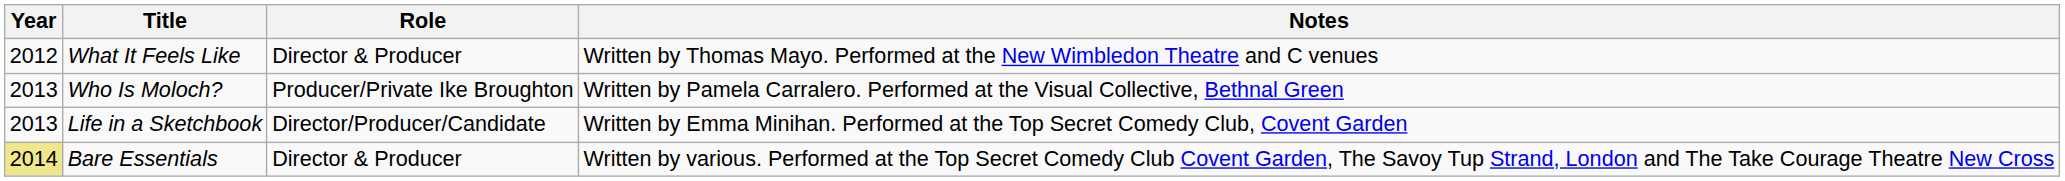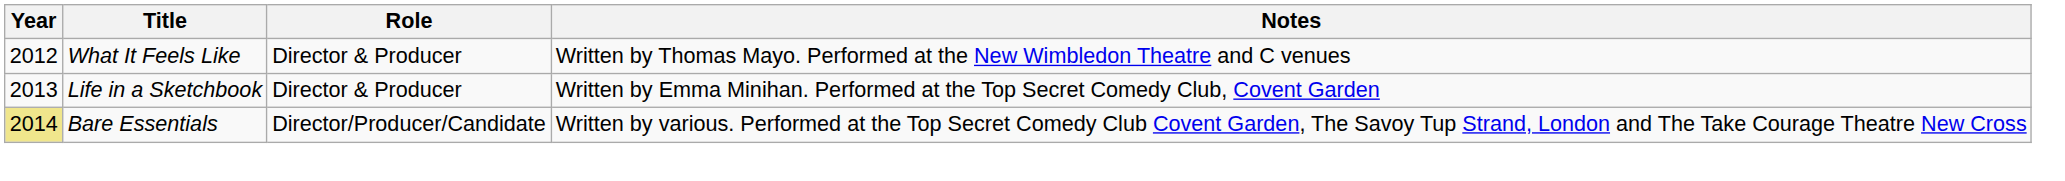- row: (145, 90)
(409, 124) Director/Producer/Candidate -> (367, 90) Director & Producer
(367, 158) Director & Producer -> (409, 124) Director/Producer/Candidate
